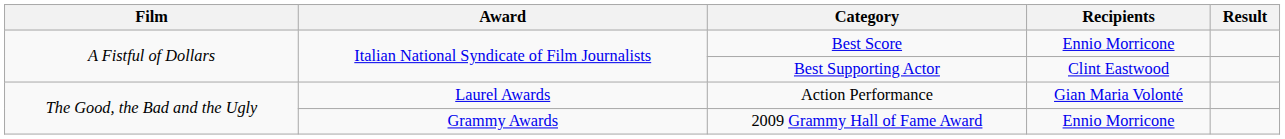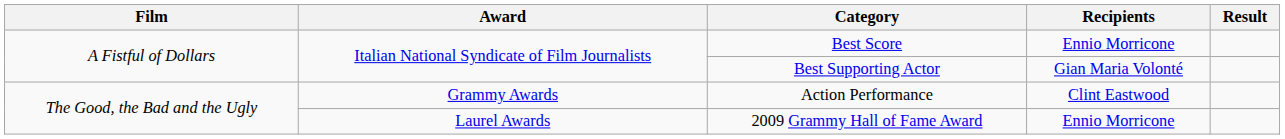(1119, 69) Clint Eastwood -> (1119, 69) Gian Maria Volonté
(503, 95) Laurel Awards -> (503, 95) Grammy Awards
(1119, 95) Gian Maria Volonté -> (1119, 95) Clint Eastwood
(503, 120) Grammy Awards -> (503, 120) Laurel Awards
